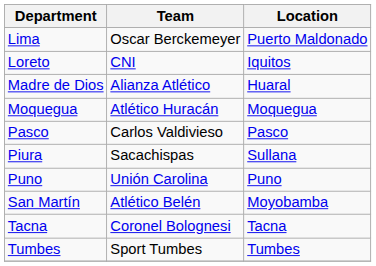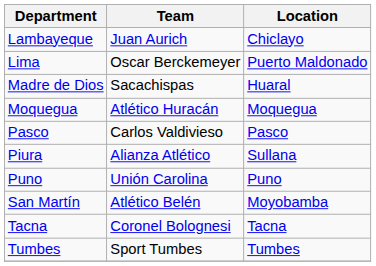+ row: (50, 39)
- row: (29, 62)
(160, 86) Alianza Atlético -> (152, 86) Sacachispas
(152, 156) Sacachispas -> (160, 156) Alianza Atlético
